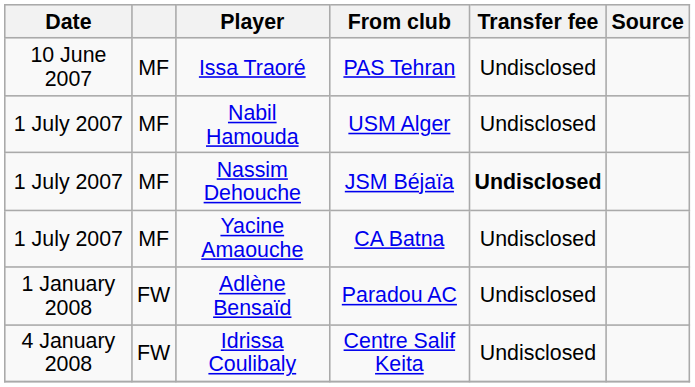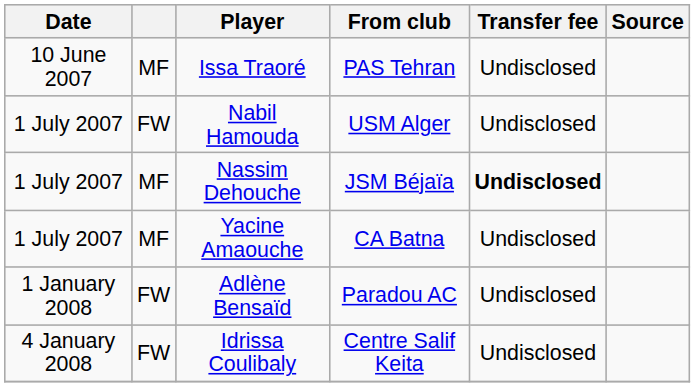(154, 124) MF -> (154, 124) FW
